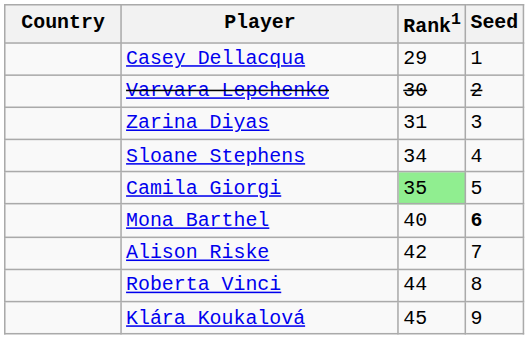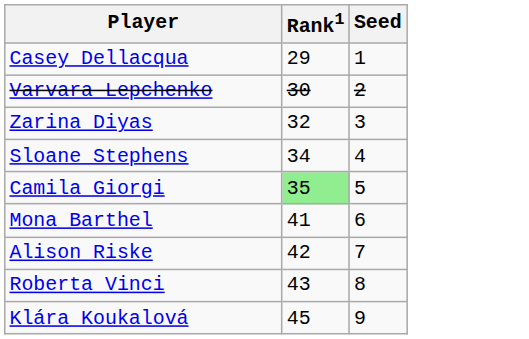- column: (63, 24)
(415, 123) 31 -> (299, 123) 32
(415, 221) 40 -> (299, 221) 41
(476, 221) bold -> (360, 221) normal
(415, 285) 44 -> (299, 285) 43
